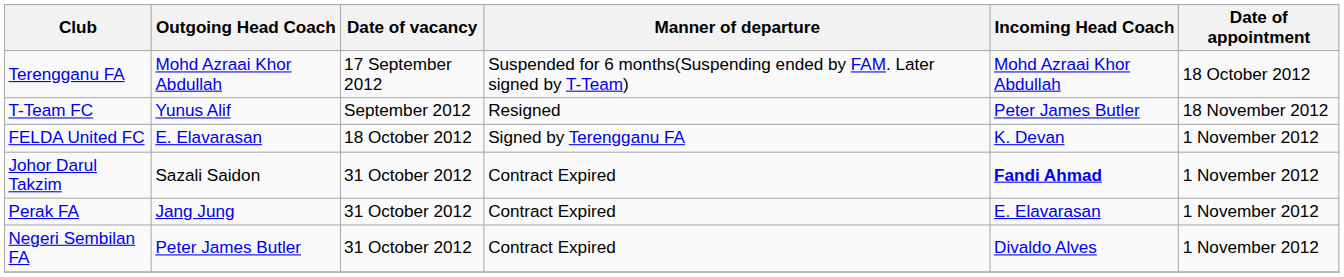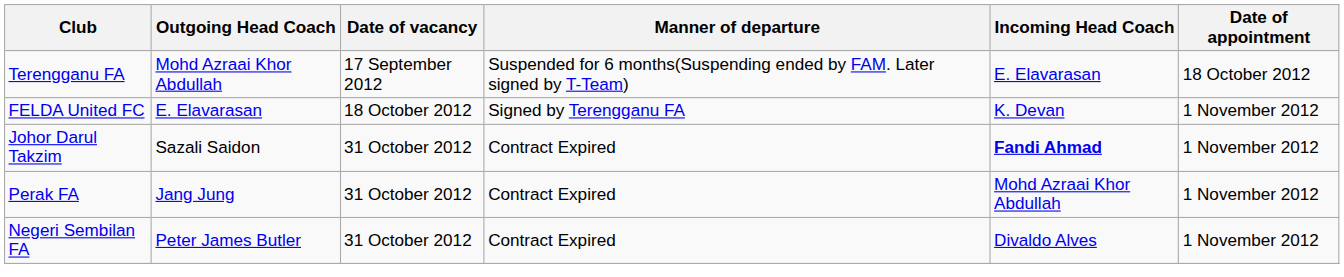(1062, 74) Mohd Azraai Khor Abdullah -> (1047, 74) E. Elavarasan
- row: (51, 110)
(1047, 211) E. Elavarasan -> (1062, 194) Mohd Azraai Khor Abdullah
